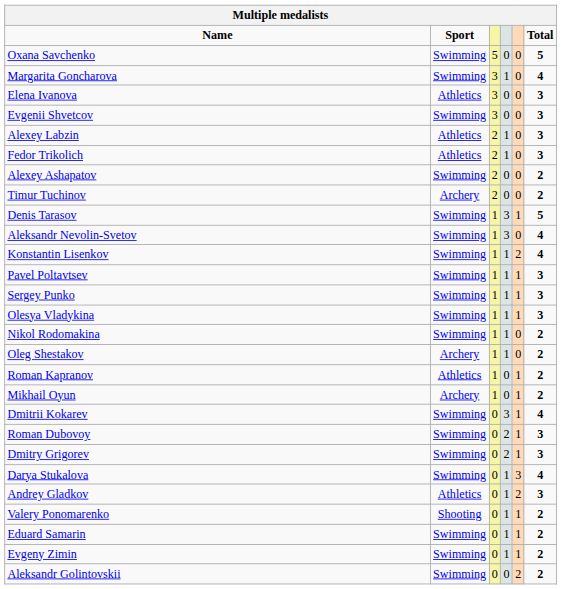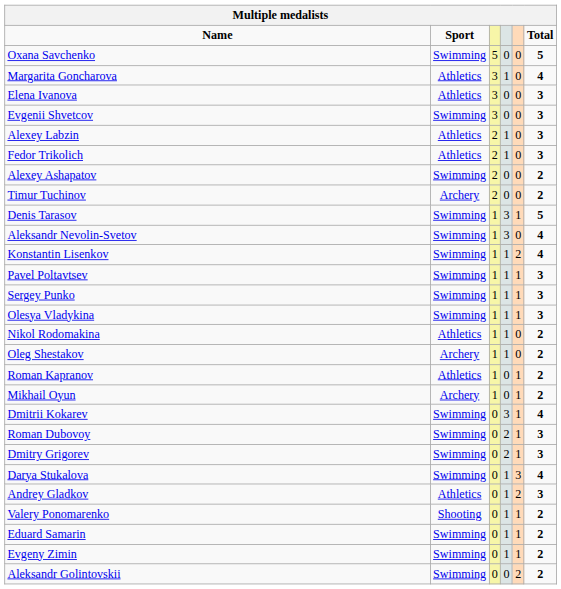(460, 75) Swimming -> (460, 75) Athletics
(460, 334) Swimming -> (460, 334) Athletics
